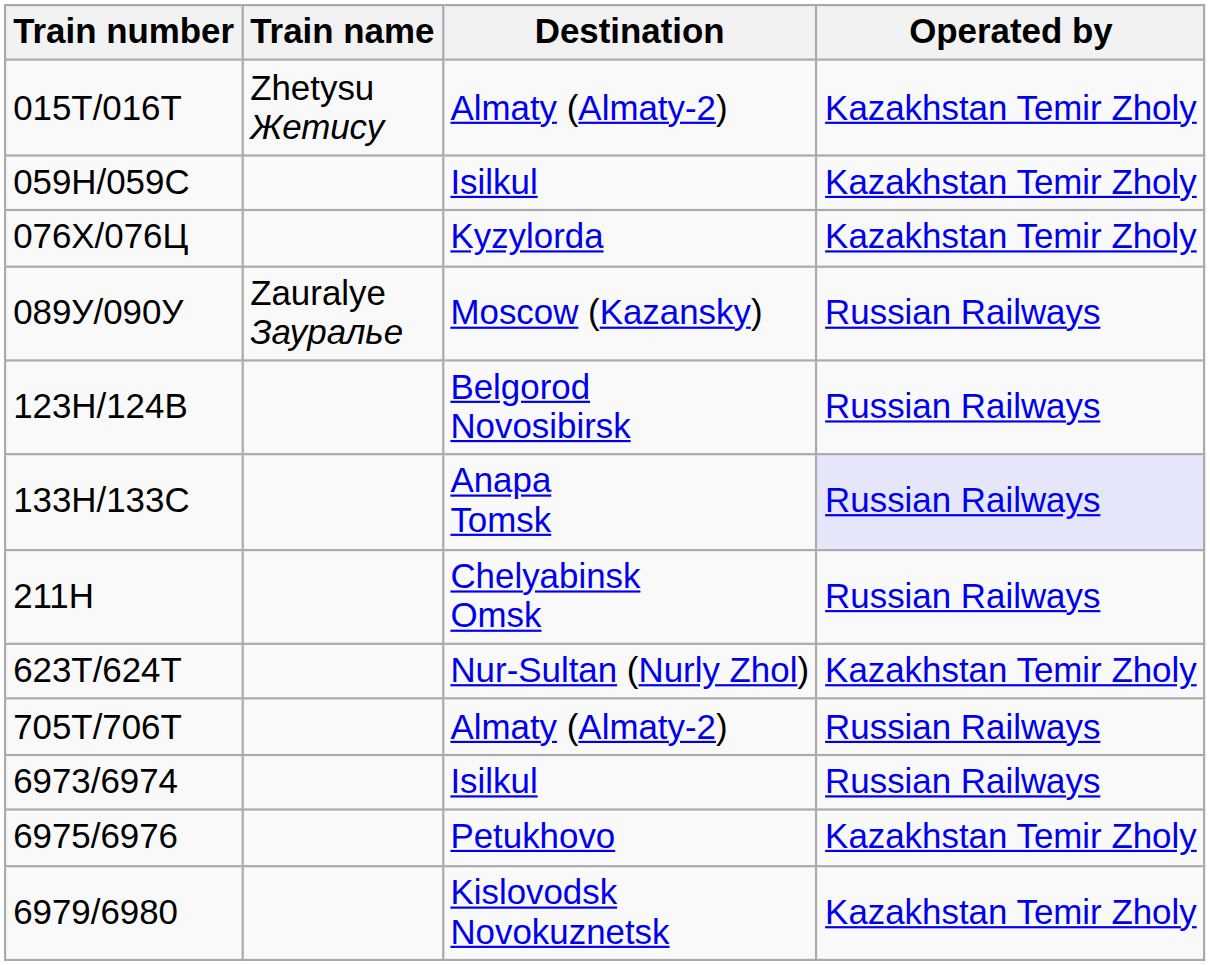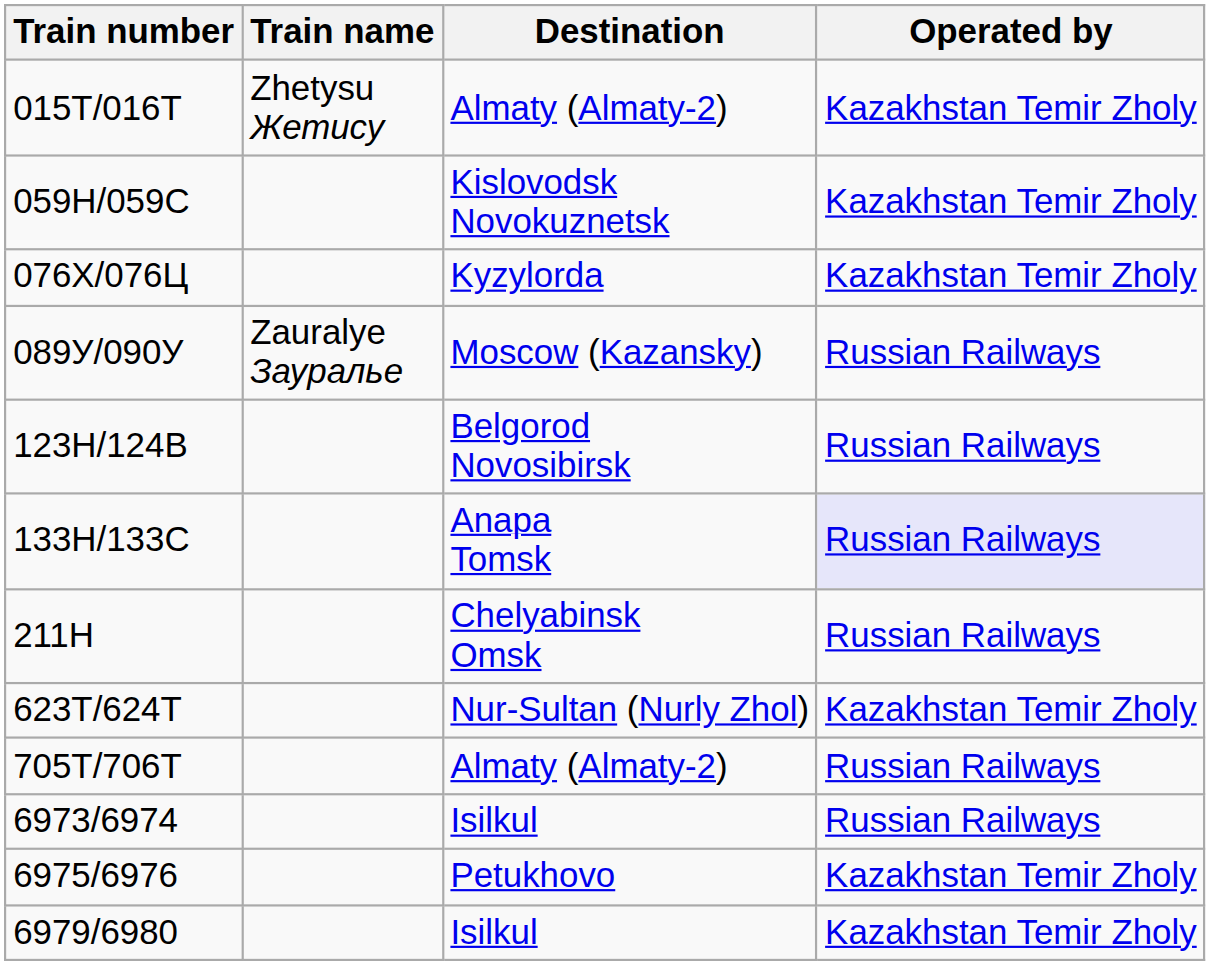(494, 182) Isilkul -> (560, 201) Kislovodsk Novokuznetsk
(560, 911) Kislovodsk Novokuznetsk -> (494, 931) Isilkul
